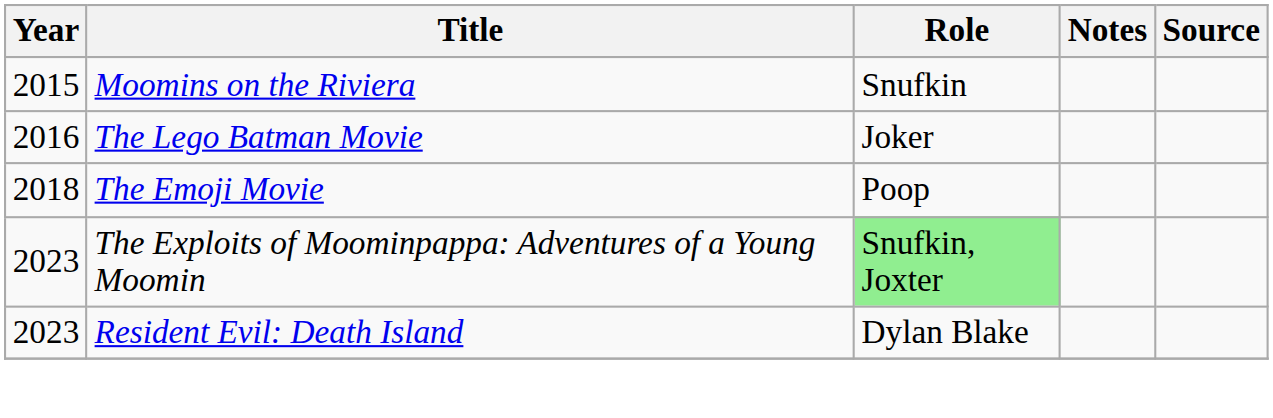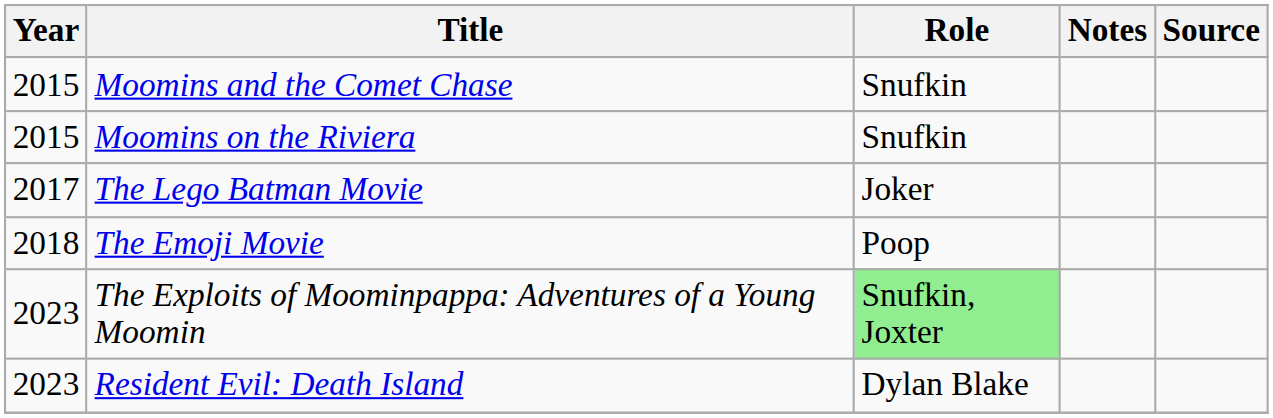+ row: (304, 83)
(46, 136) 2016 -> (46, 189) 2017
